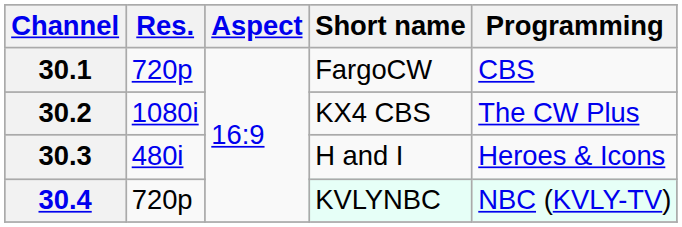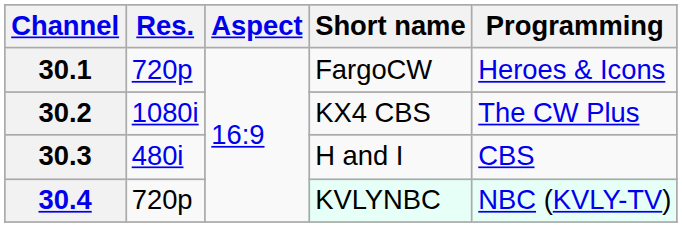(506, 69) CBS -> (572, 69) Heroes & Icons
(572, 156) Heroes & Icons -> (506, 156) CBS
